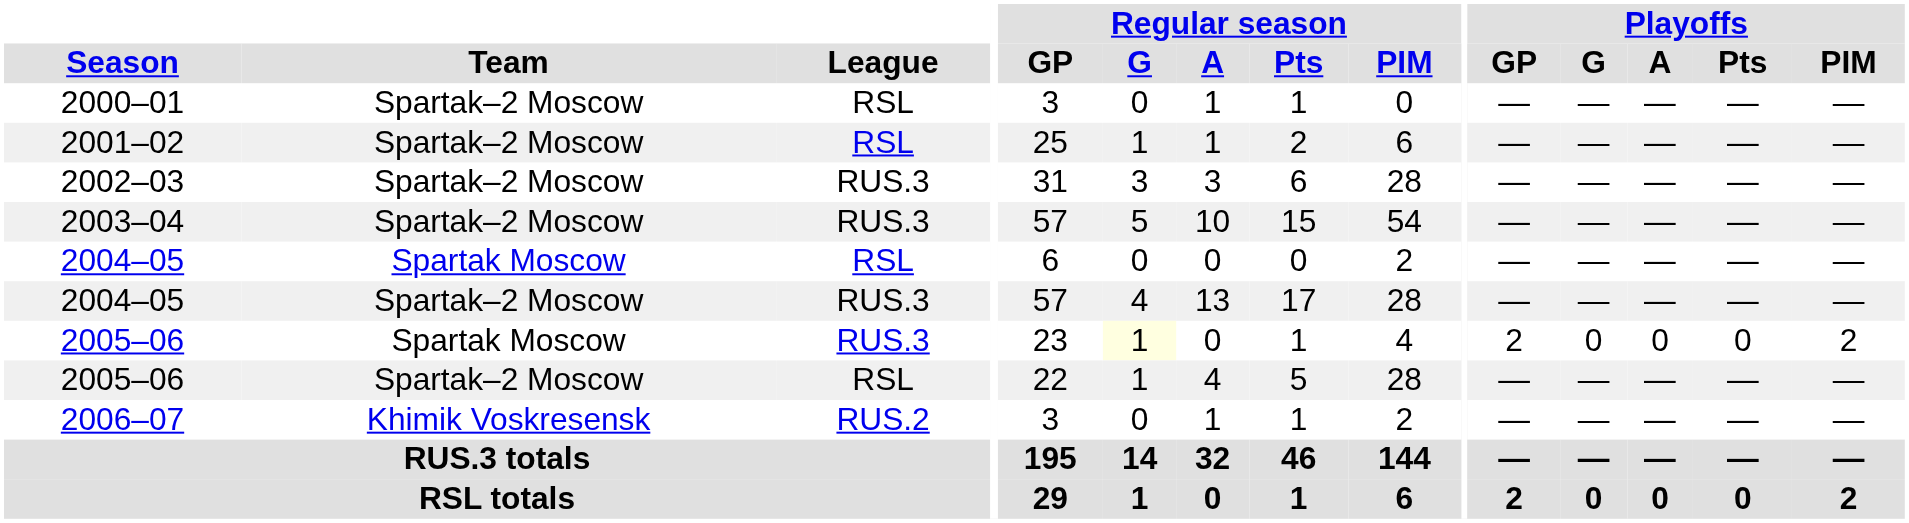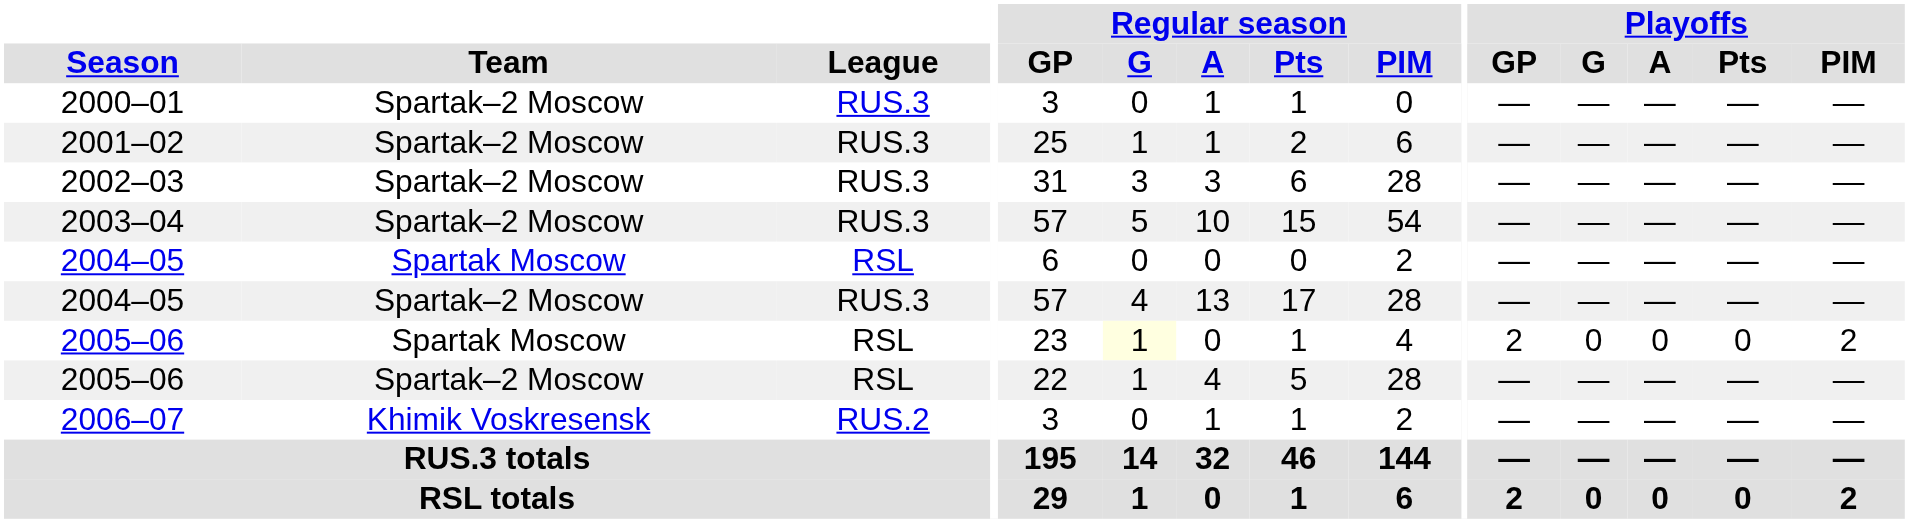(883, 102) RSL -> (883, 102) RUS.3
(883, 142) RSL -> (883, 142) RUS.3
(883, 340) RUS.3 -> (883, 340) RSL
